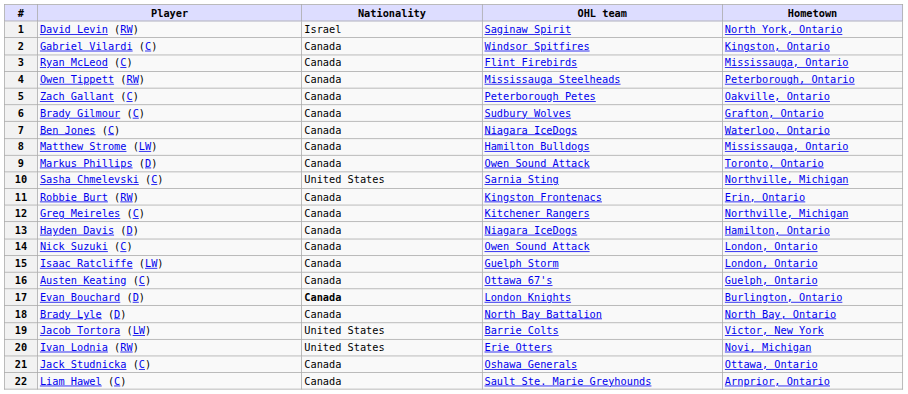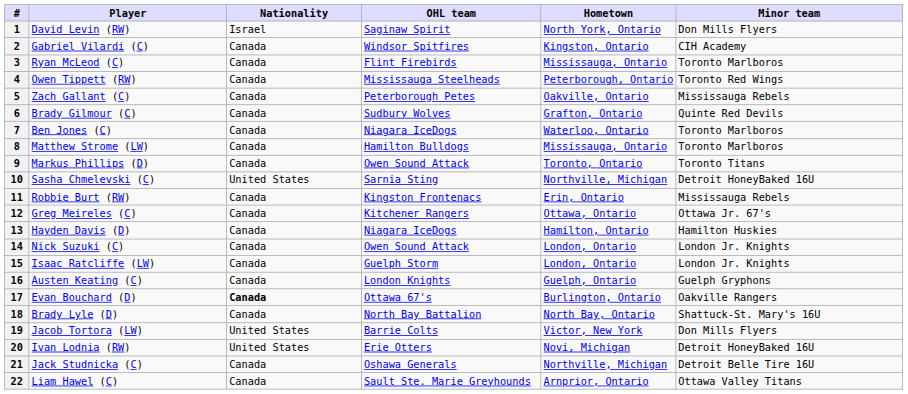+ column: (789, 13)
(787, 214) Northville, Michigan -> (590, 214) Ottawa, Ontario
(519, 281) Ottawa 67's -> (407, 281) London Knights
(528, 297) London Knights -> (398, 297) Ottawa 67's
(771, 364) Ottawa, Ontario -> (605, 364) Northville, Michigan
